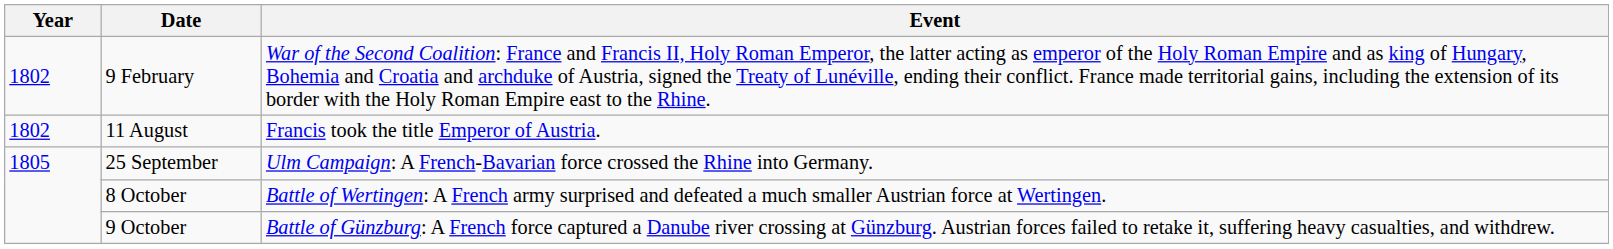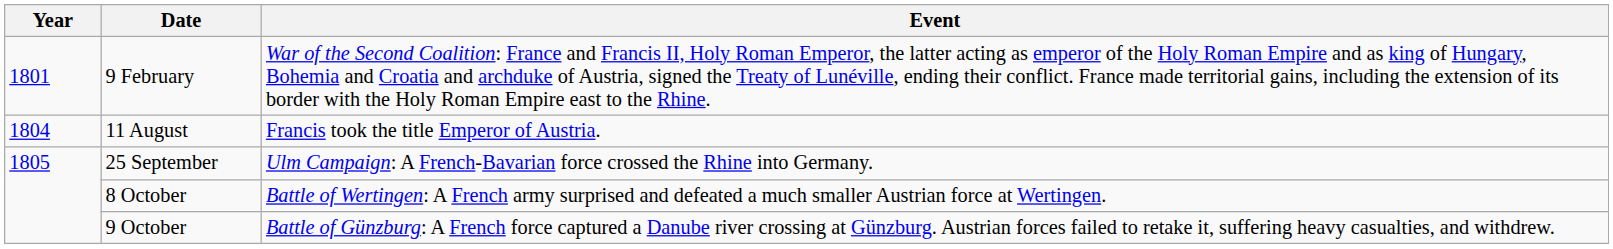(30, 75) 1802 -> (30, 75) 1801
(30, 130) 1802 -> (30, 130) 1804
